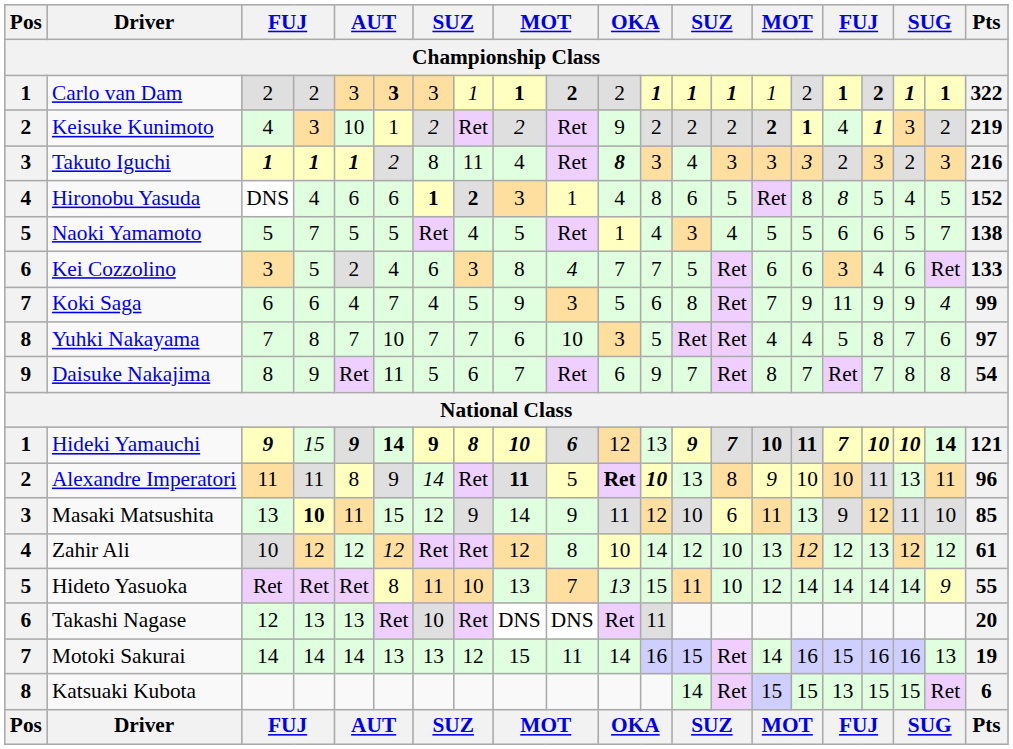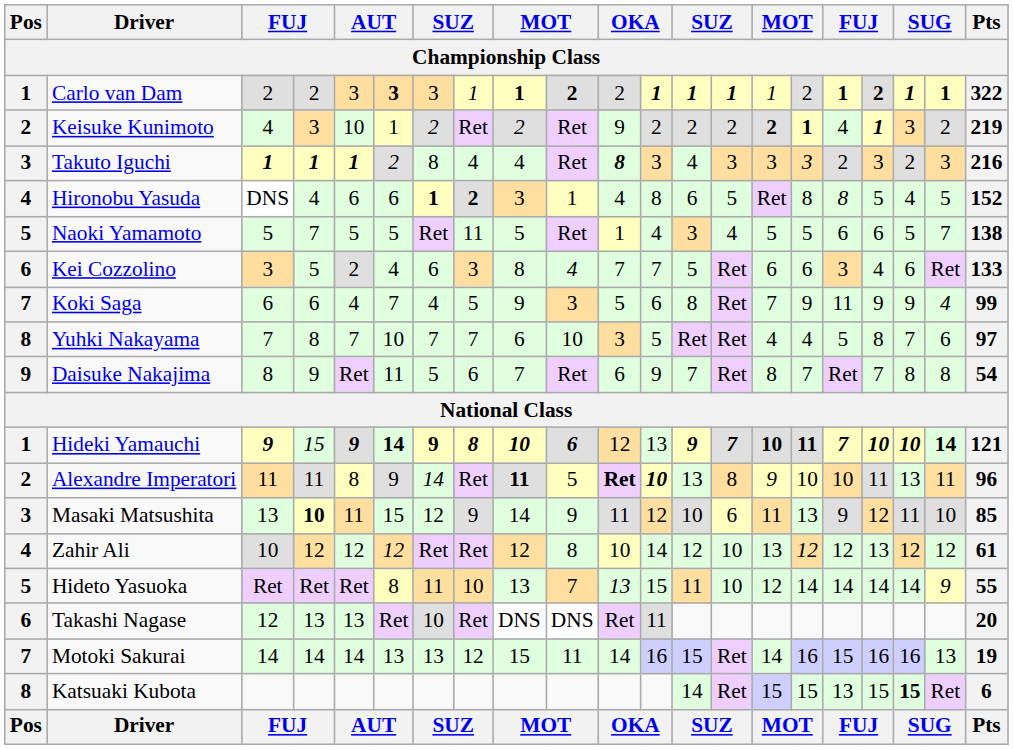(473, 162) 11 -> (473, 162) 4
(473, 233) 4 -> (473, 233) 11
(910, 691) normal -> (910, 691) bold
